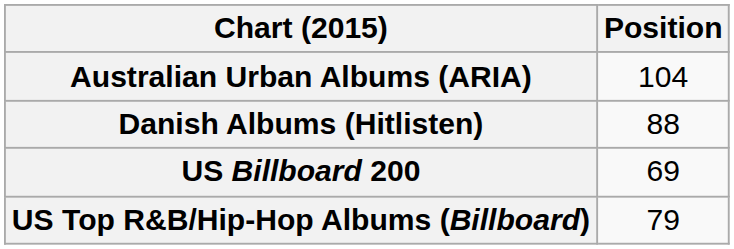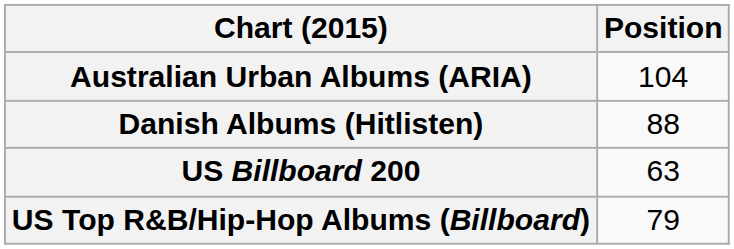(663, 171) 69 -> (663, 171) 63
